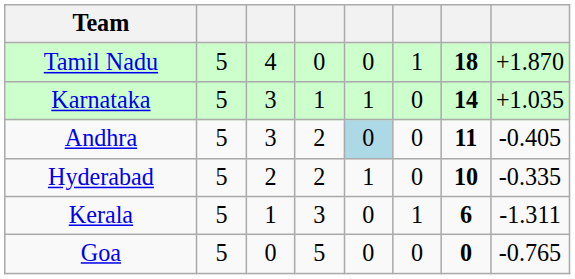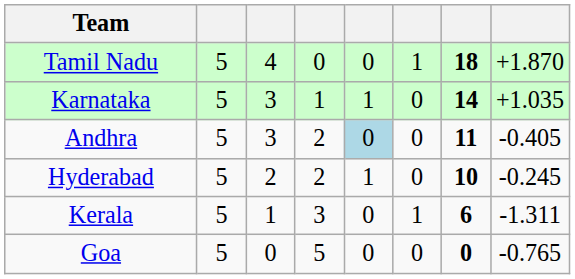(530, 176) -0.335 -> (530, 176) -0.245
